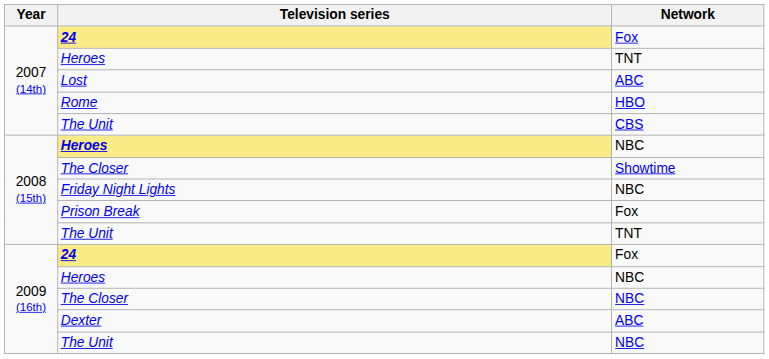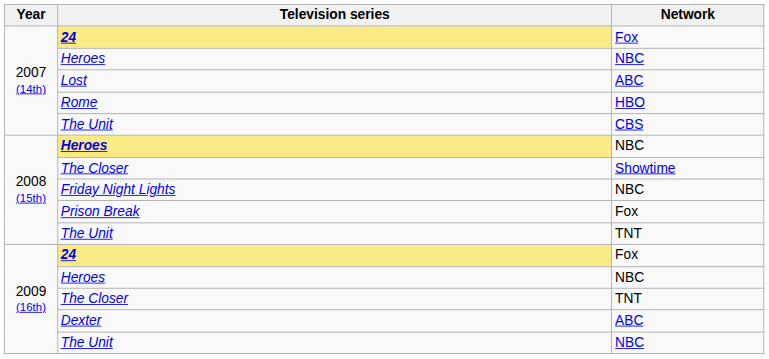(628, 59) TNT -> (630, 59) NBC
(630, 299) NBC -> (628, 299) TNT
